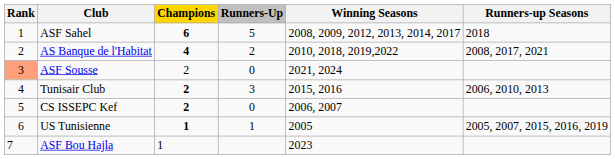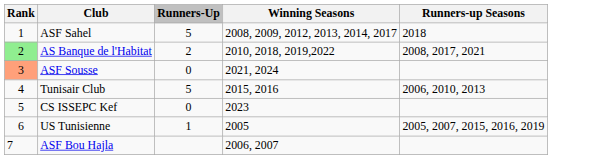- column: (186, 13)
(21, 51) no background -> (21, 51) lightgreen background
(252, 88) 3 -> (189, 88) 5
(315, 107) 2006, 2007 -> (237, 107) 2023
(300, 145) 2023 -> (252, 145) 2006, 2007
